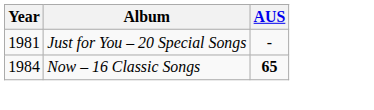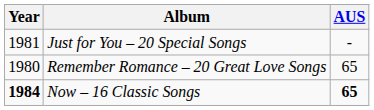+ row: (187, 67)
(24, 67) normal -> (24, 92) bold
